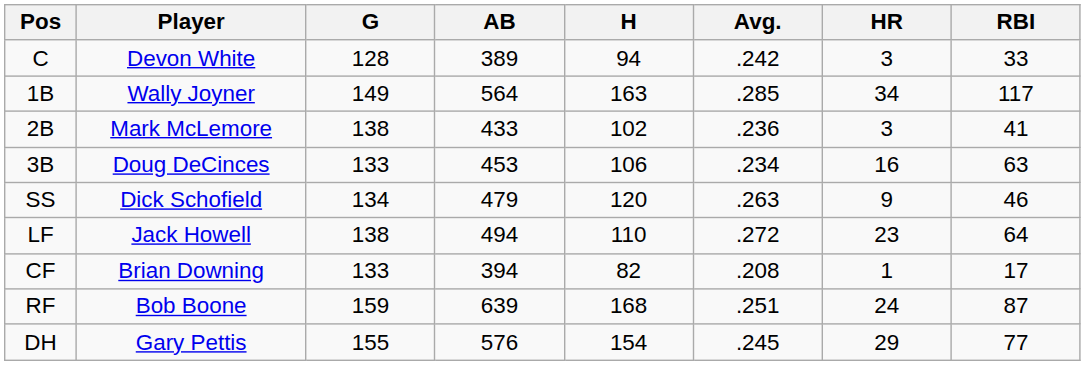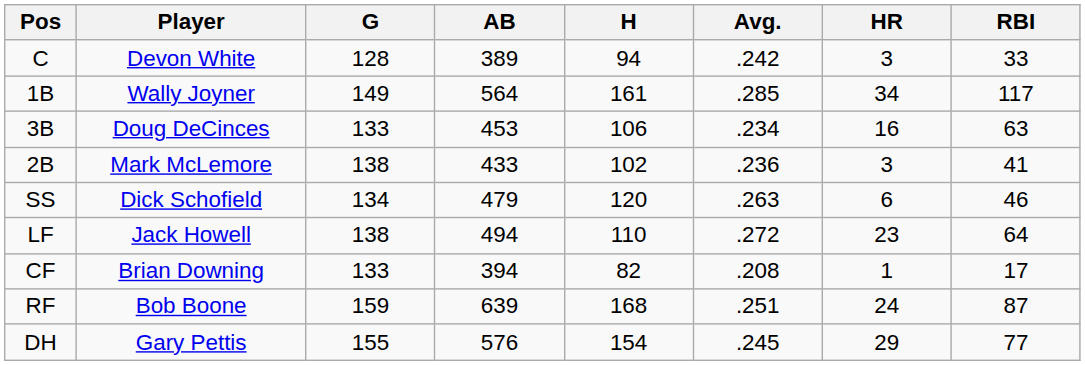(629, 93) 163 -> (629, 93) 161
rows swapped: (41, 128) <-> (41, 164)
(887, 199) 9 -> (887, 199) 6
